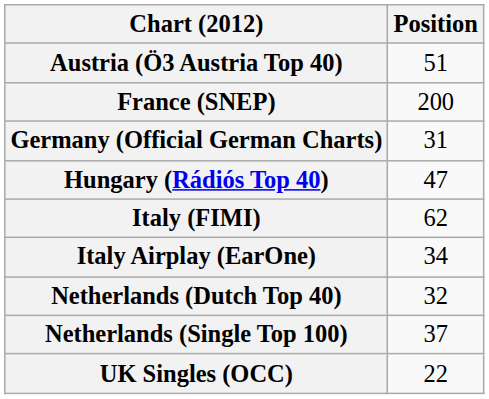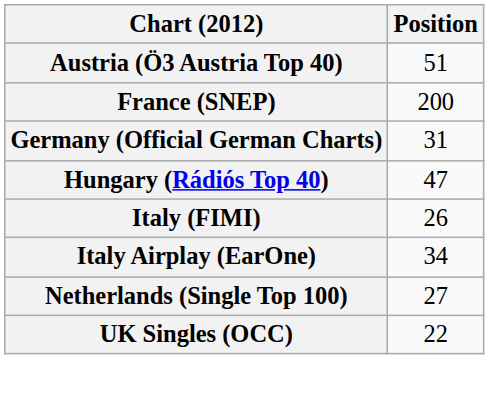(436, 218) 62 -> (436, 218) 26
- row: (196, 295)
(436, 334) 37 -> (436, 295) 27
